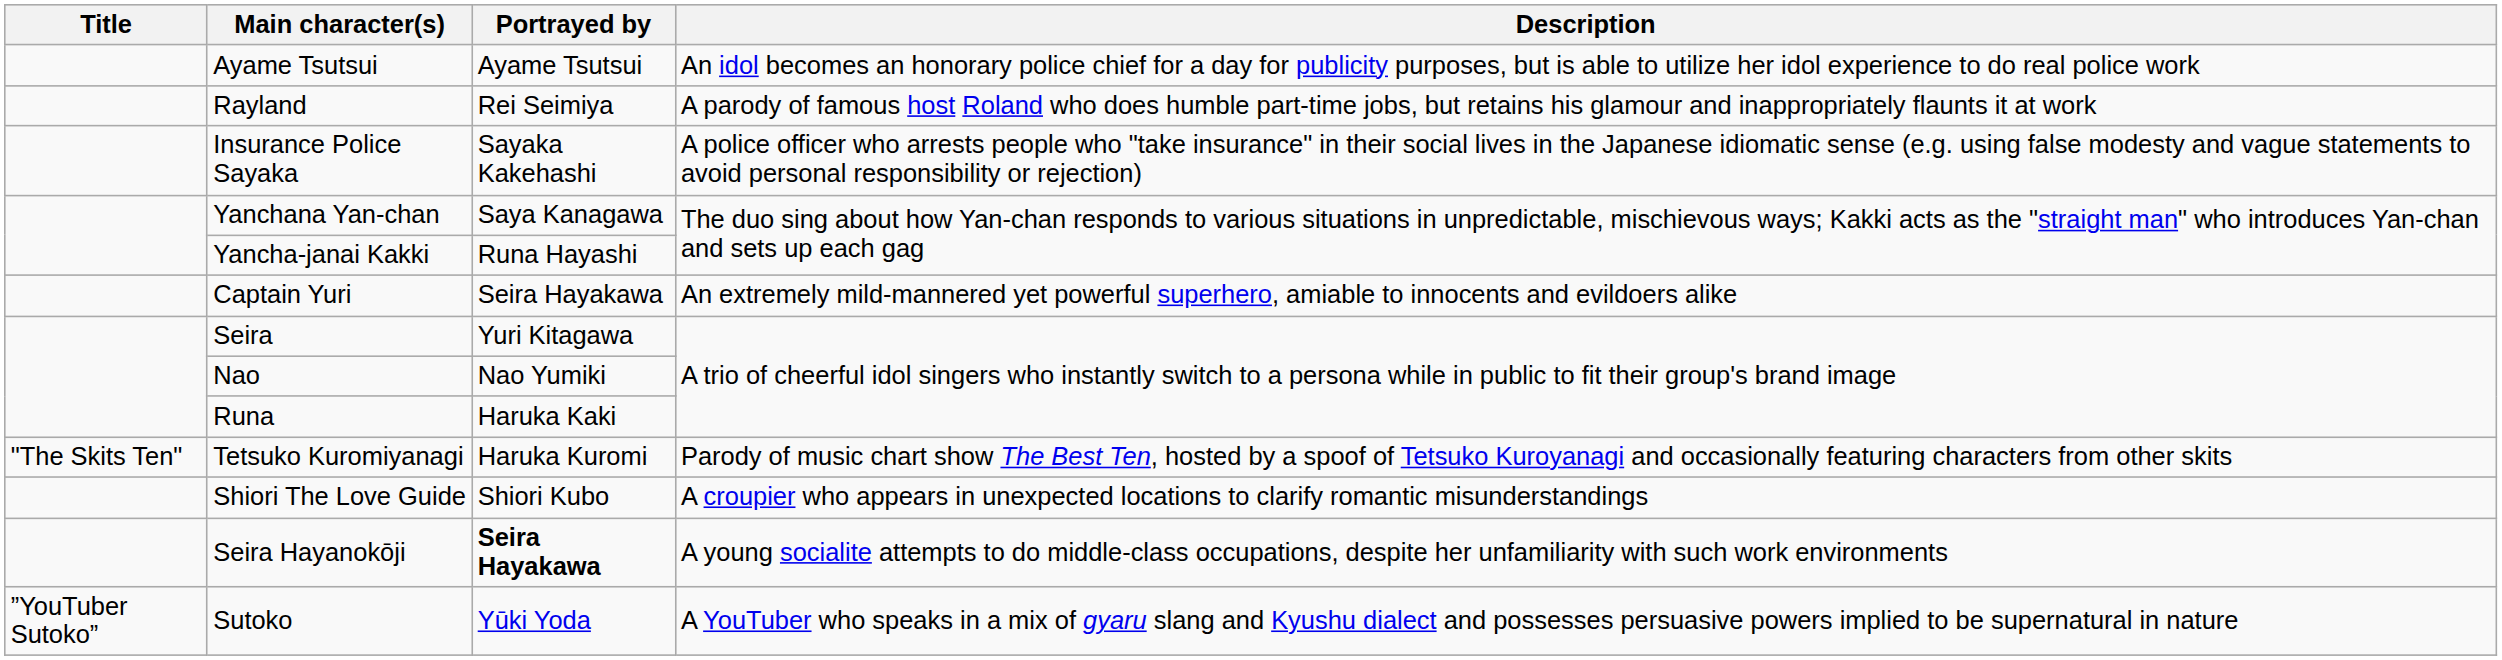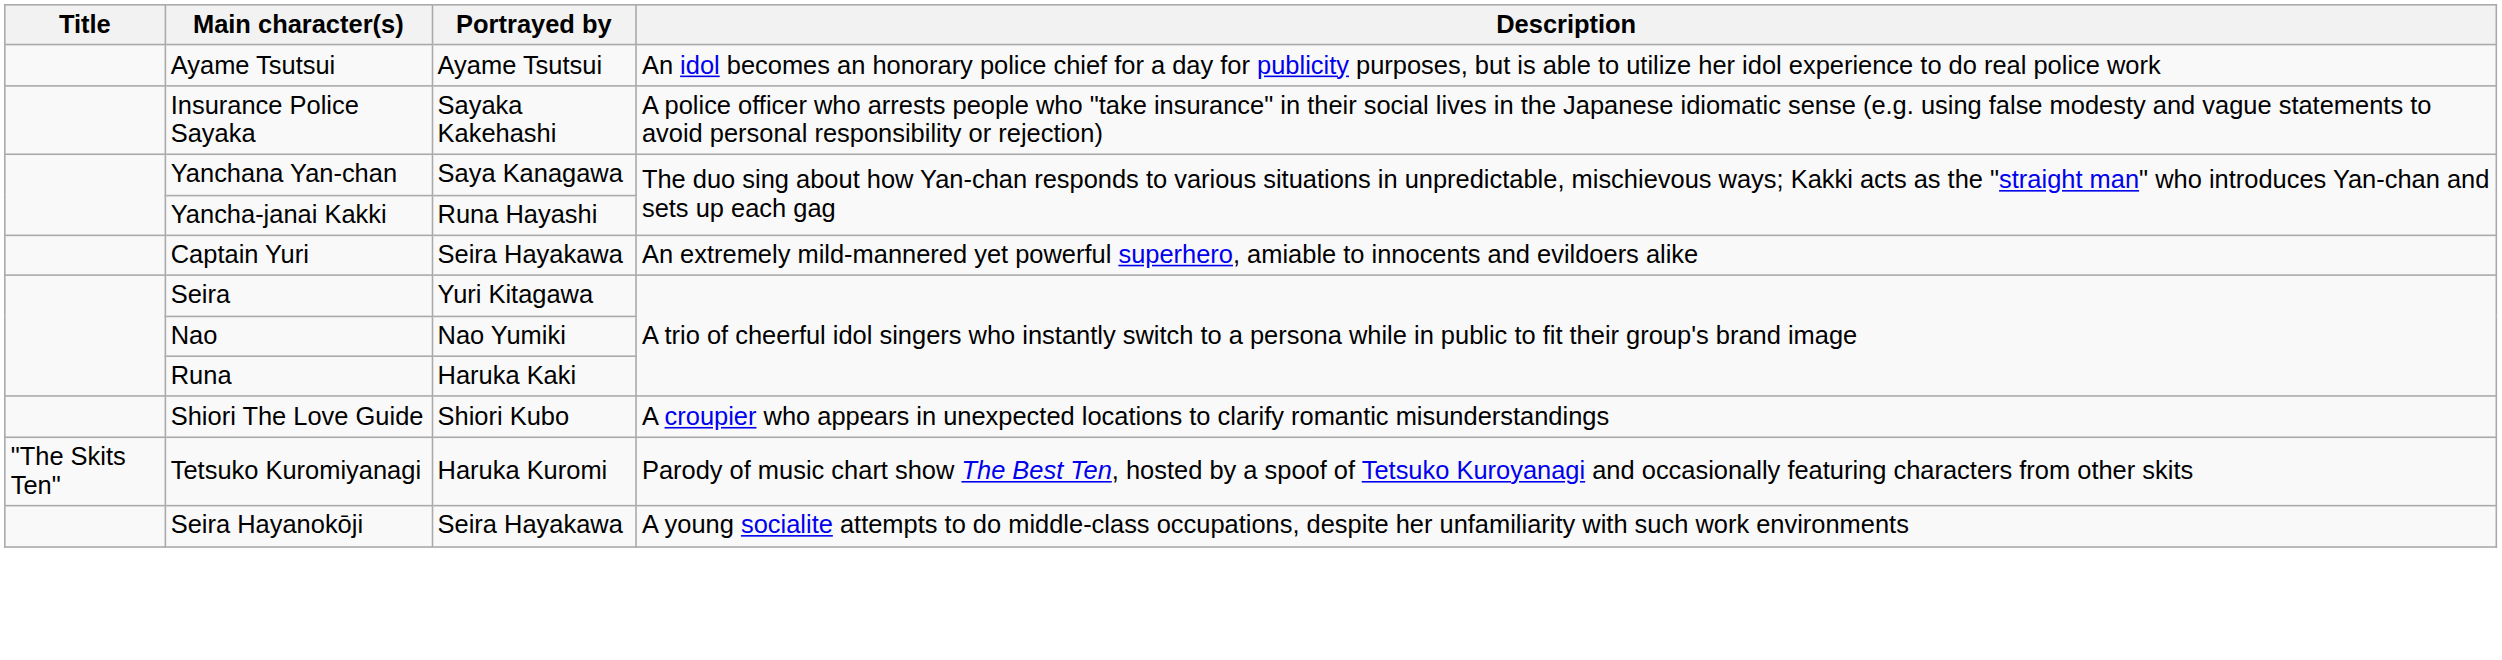- row: (260, 105)
rows swapped: (340, 497) <-> (338, 456)
(539, 551) bold -> (530, 525) normal
- row: (253, 620)
